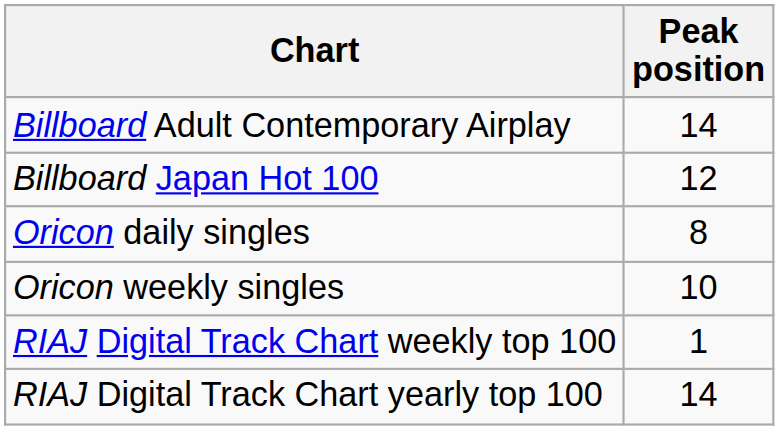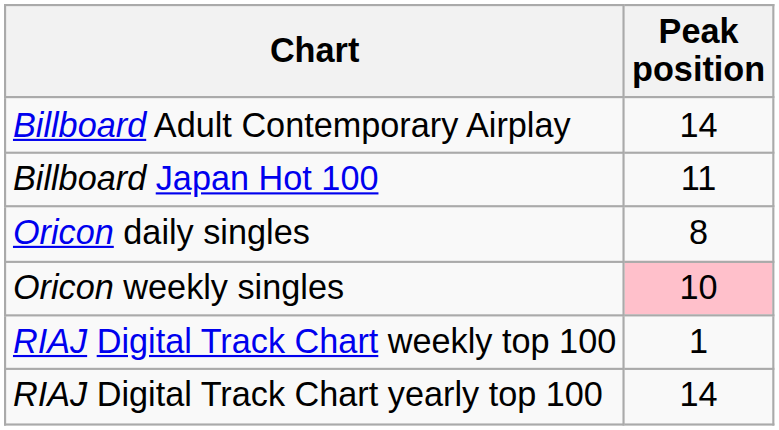(699, 178) 12 -> (699, 178) 11
(699, 287) no background -> (699, 287) pink background
